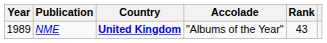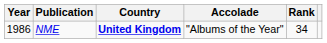(19, 30) 1989 -> (19, 30) 1986
(302, 30) 43 -> (302, 30) 34
